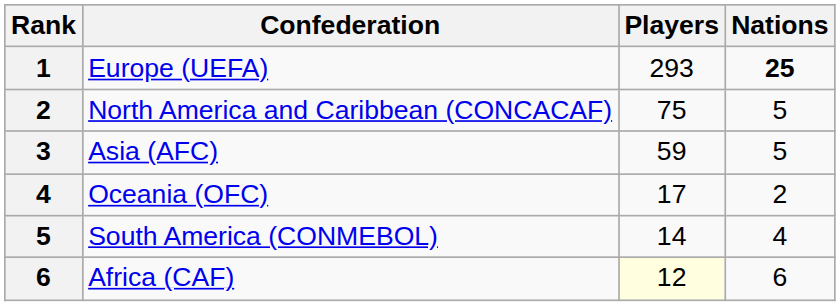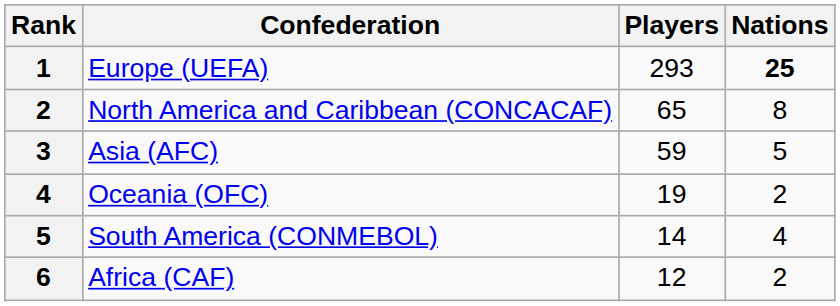(672, 109) 75 -> (672, 109) 65
(780, 109) 5 -> (780, 109) 8
(672, 194) 17 -> (672, 194) 19
(672, 278) lightyellow background -> (672, 278) no background
(780, 278) 6 -> (780, 278) 2
